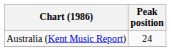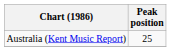(147, 38) 24 -> (147, 38) 25
